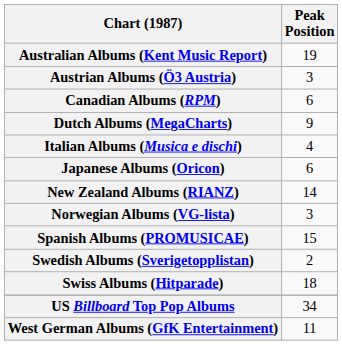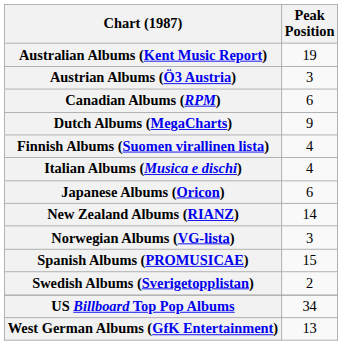+ row: (143, 146)
- row: (143, 283)
(310, 329) 11 -> (310, 329) 13
